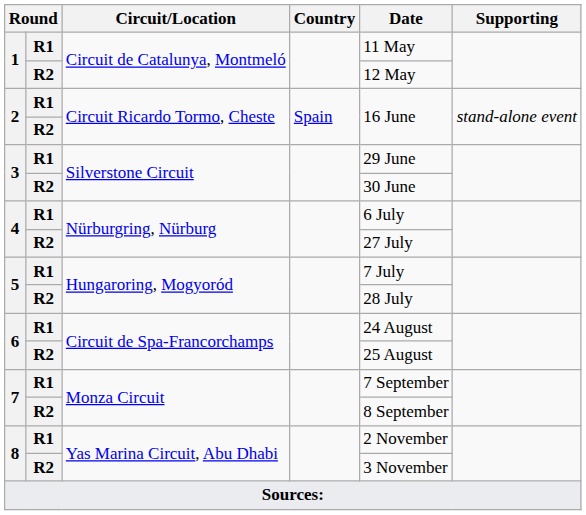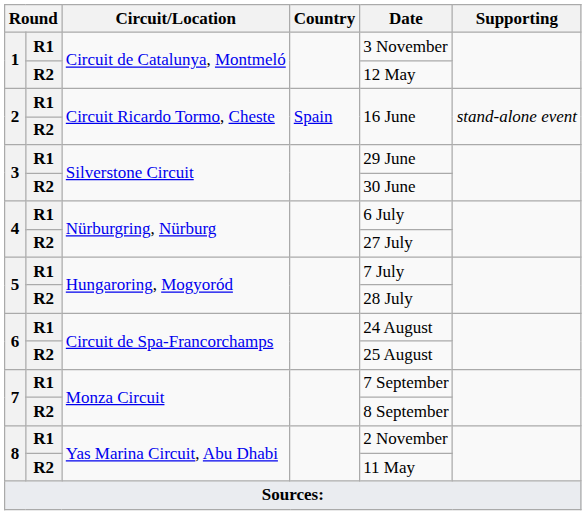(389, 46) 11 May -> (405, 46) 3 November
(405, 466) 3 November -> (389, 466) 11 May
